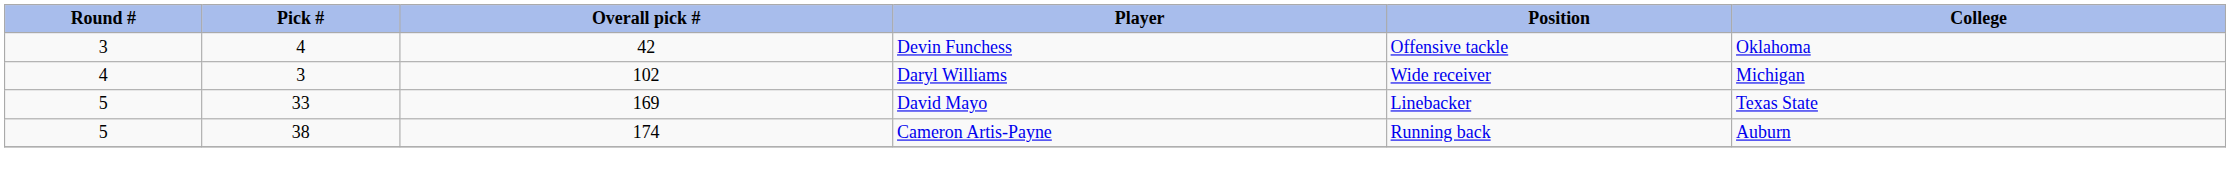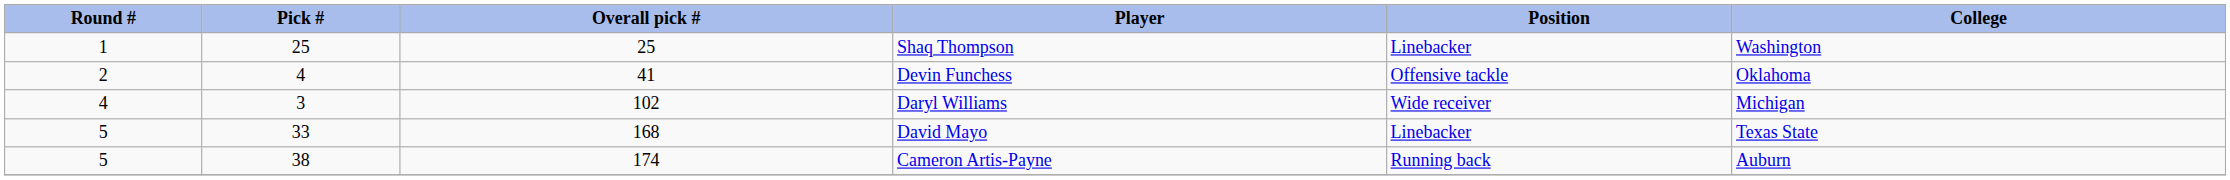+ row: (955, 47)
(103, 47) 3 -> (103, 75) 2
(646, 47) 42 -> (646, 75) 41
(646, 103) 169 -> (646, 132) 168
